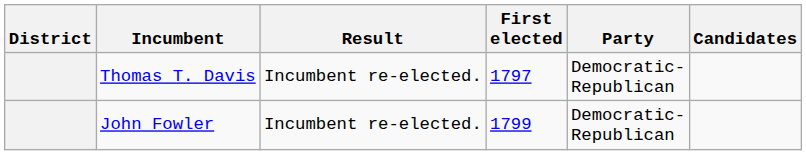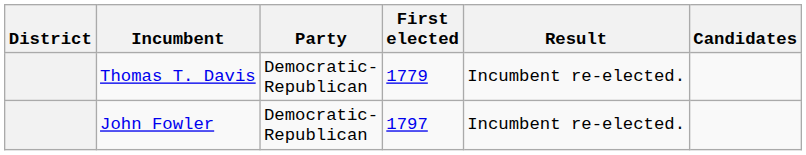columns swapped: (628, 39) <-> (373, 39)
(511, 77) 1797 -> (407, 77) 1779
(511, 125) 1799 -> (407, 125) 1797
